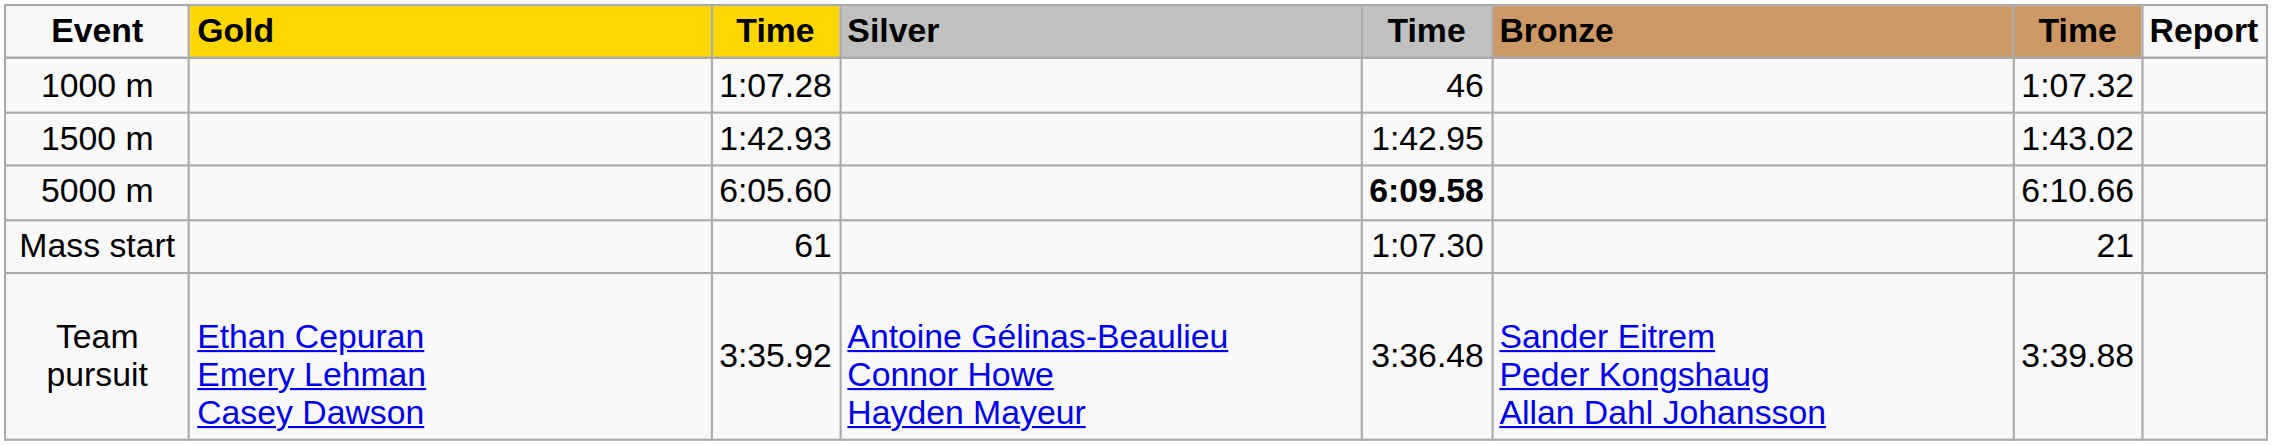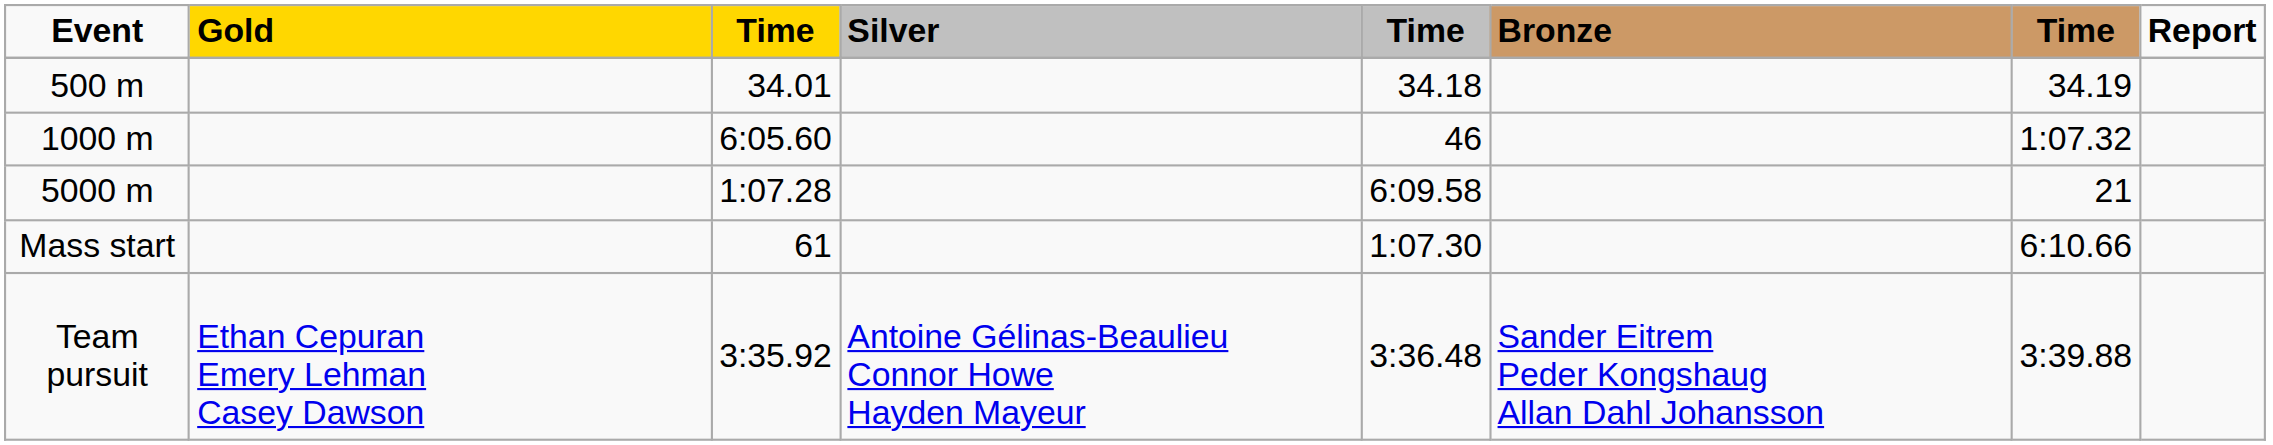+ row: (97, 84)
(775, 84) 1:07.28 -> (775, 138) 6:05.60
- row: (97, 138)
(775, 191) 6:05.60 -> (775, 191) 1:07.28
(1427, 191) bold -> (1426, 191) normal
(2078, 191) 6:10.66 -> (2113, 191) 21
(2115, 245) 21 -> (2076, 245) 6:10.66
